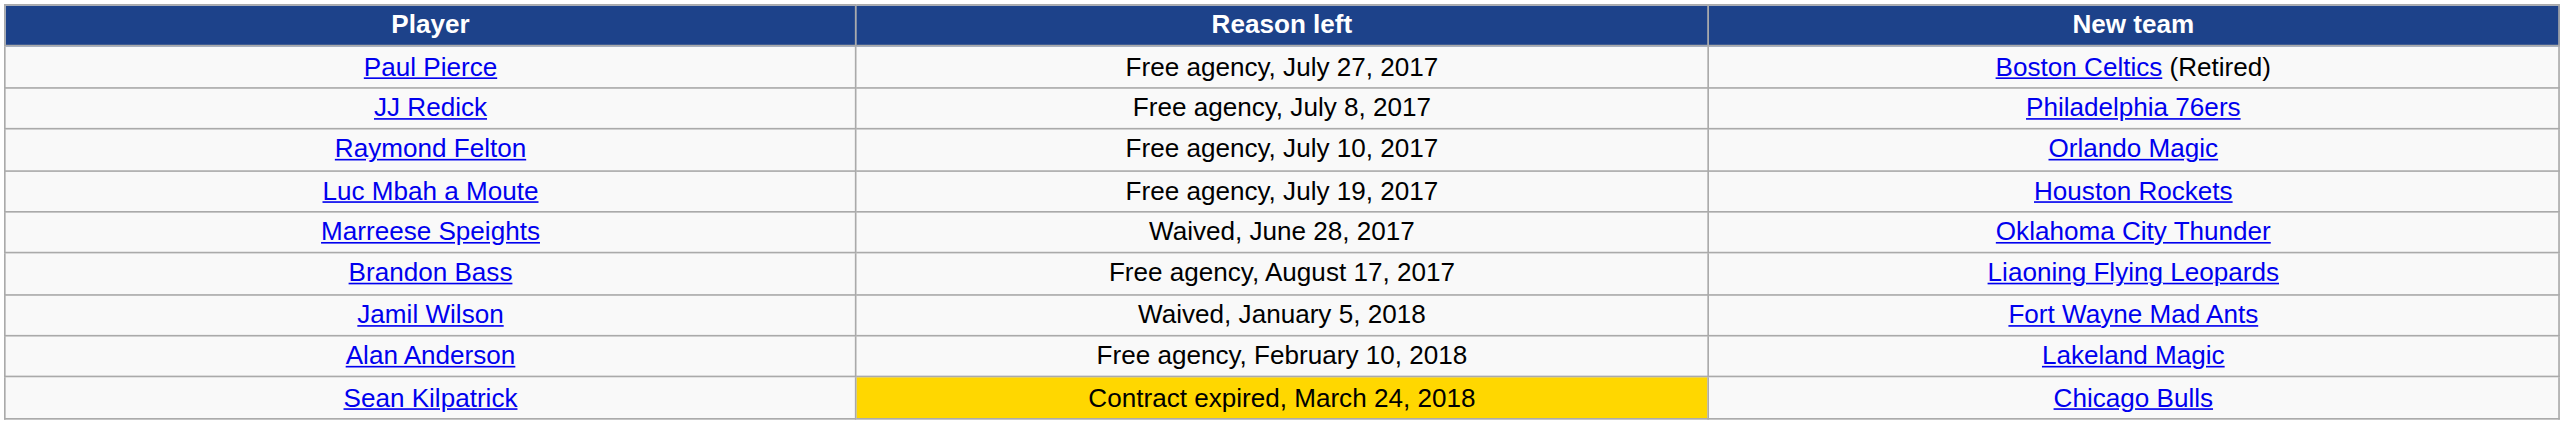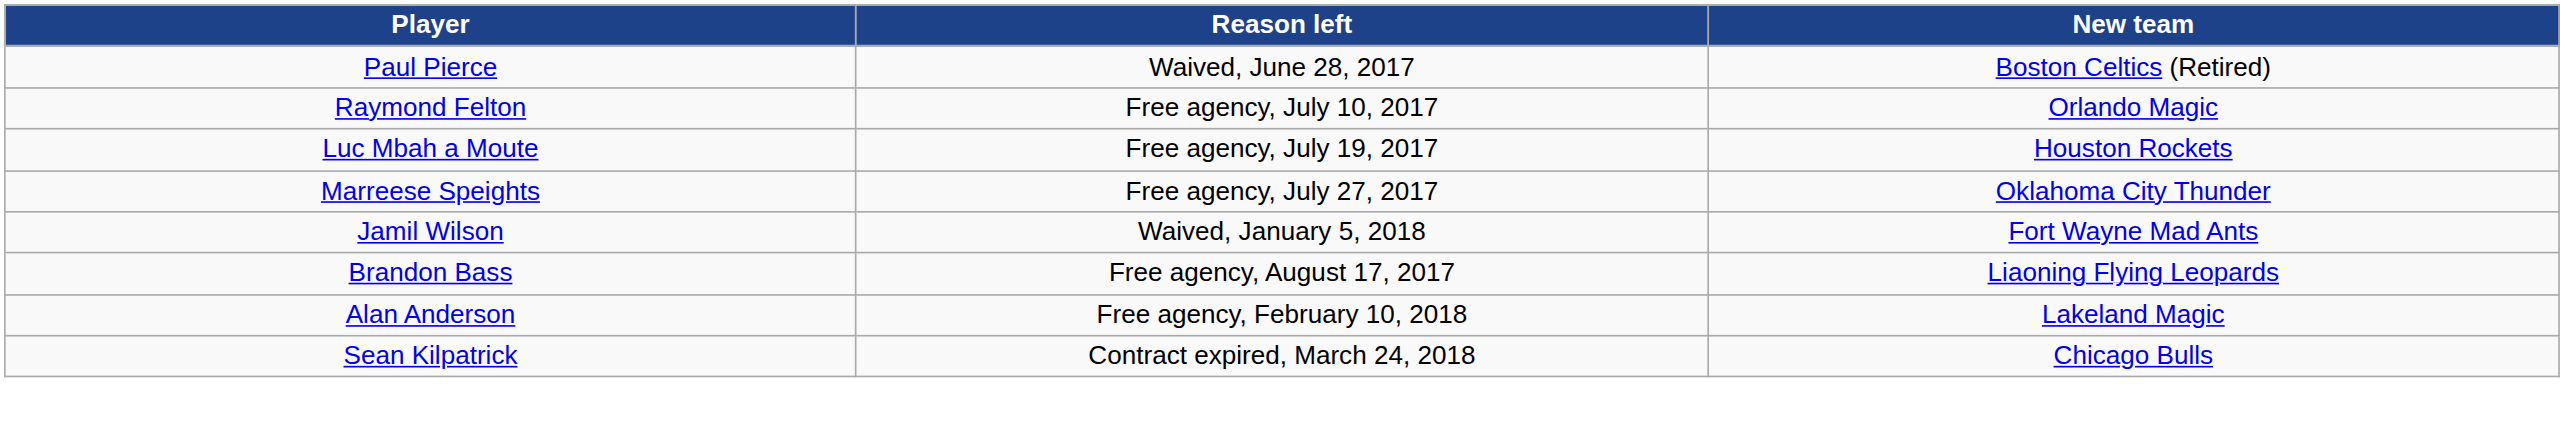(1282, 66) Free agency, July 27, 2017 -> (1282, 66) Waived, June 28, 2017
- row: (431, 107)
(1282, 231) Waived, June 28, 2017 -> (1282, 190) Free agency, July 27, 2017
rows swapped: (431, 273) <-> (431, 314)
(1282, 397) gold background -> (1282, 356) no background
